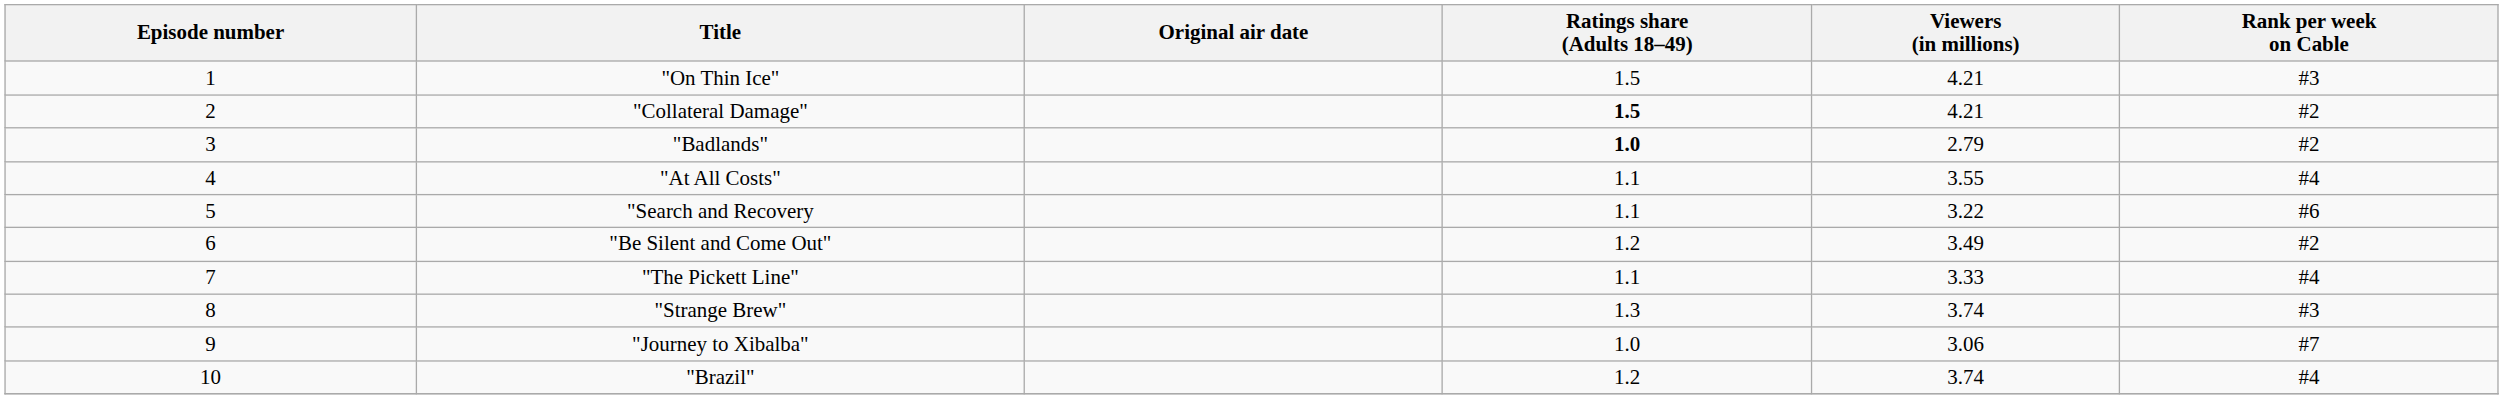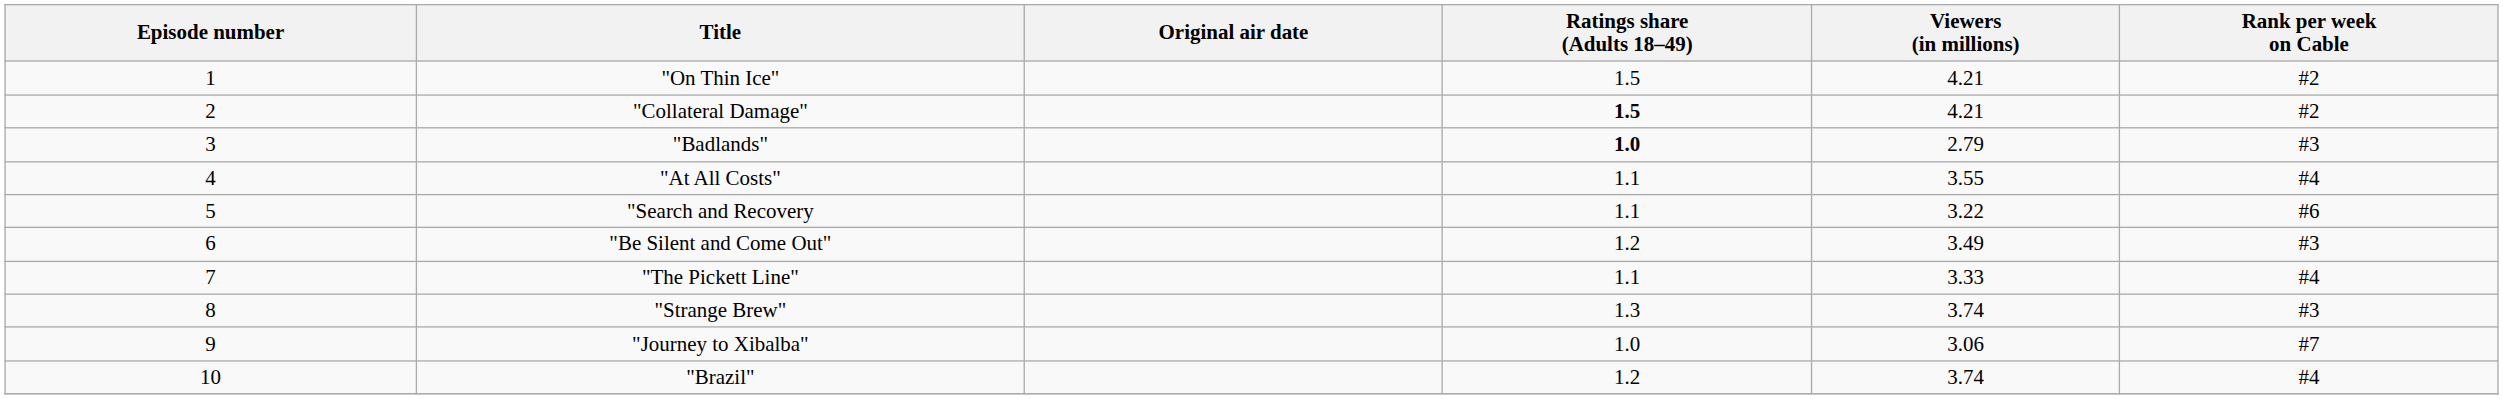(2309, 77) #3 -> (2309, 77) #2
(2309, 144) #2 -> (2309, 144) #3
(2309, 244) #2 -> (2309, 244) #3
